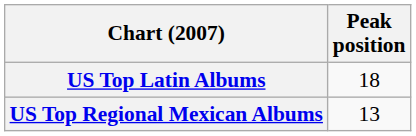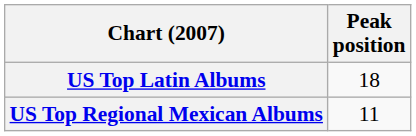(369, 113) 13 -> (369, 113) 11
